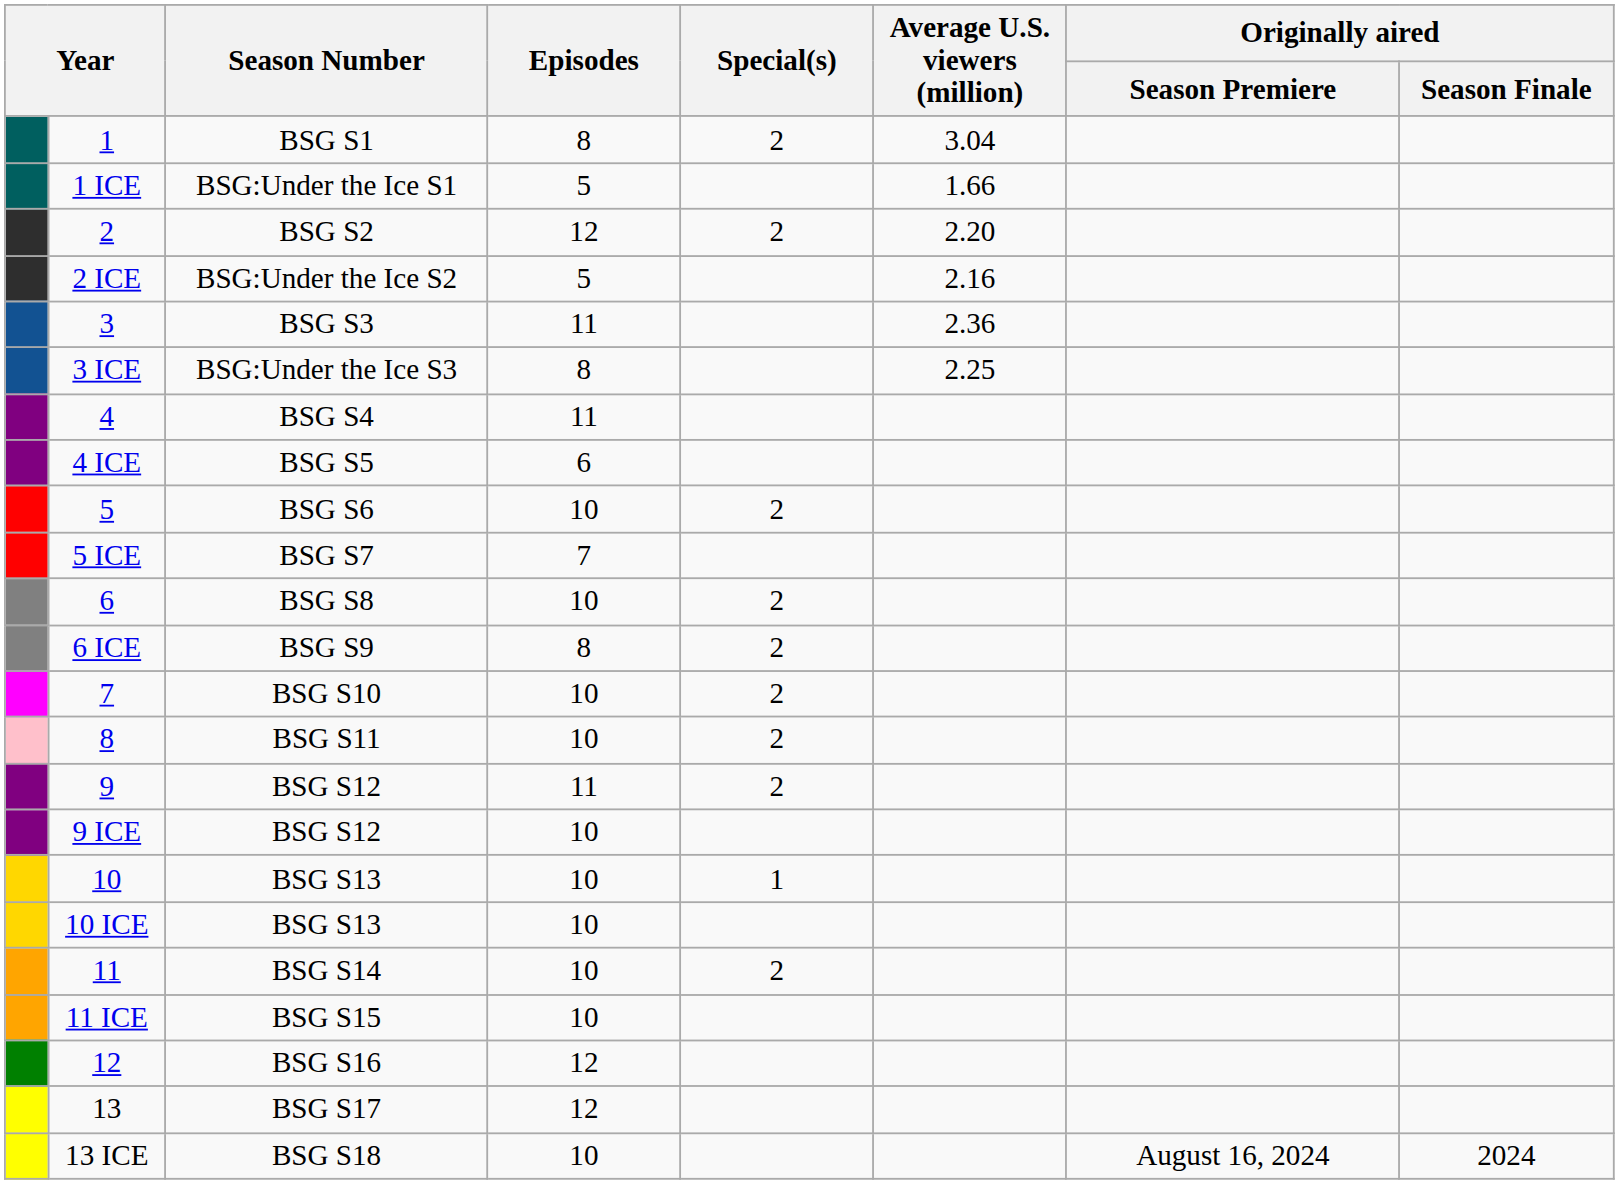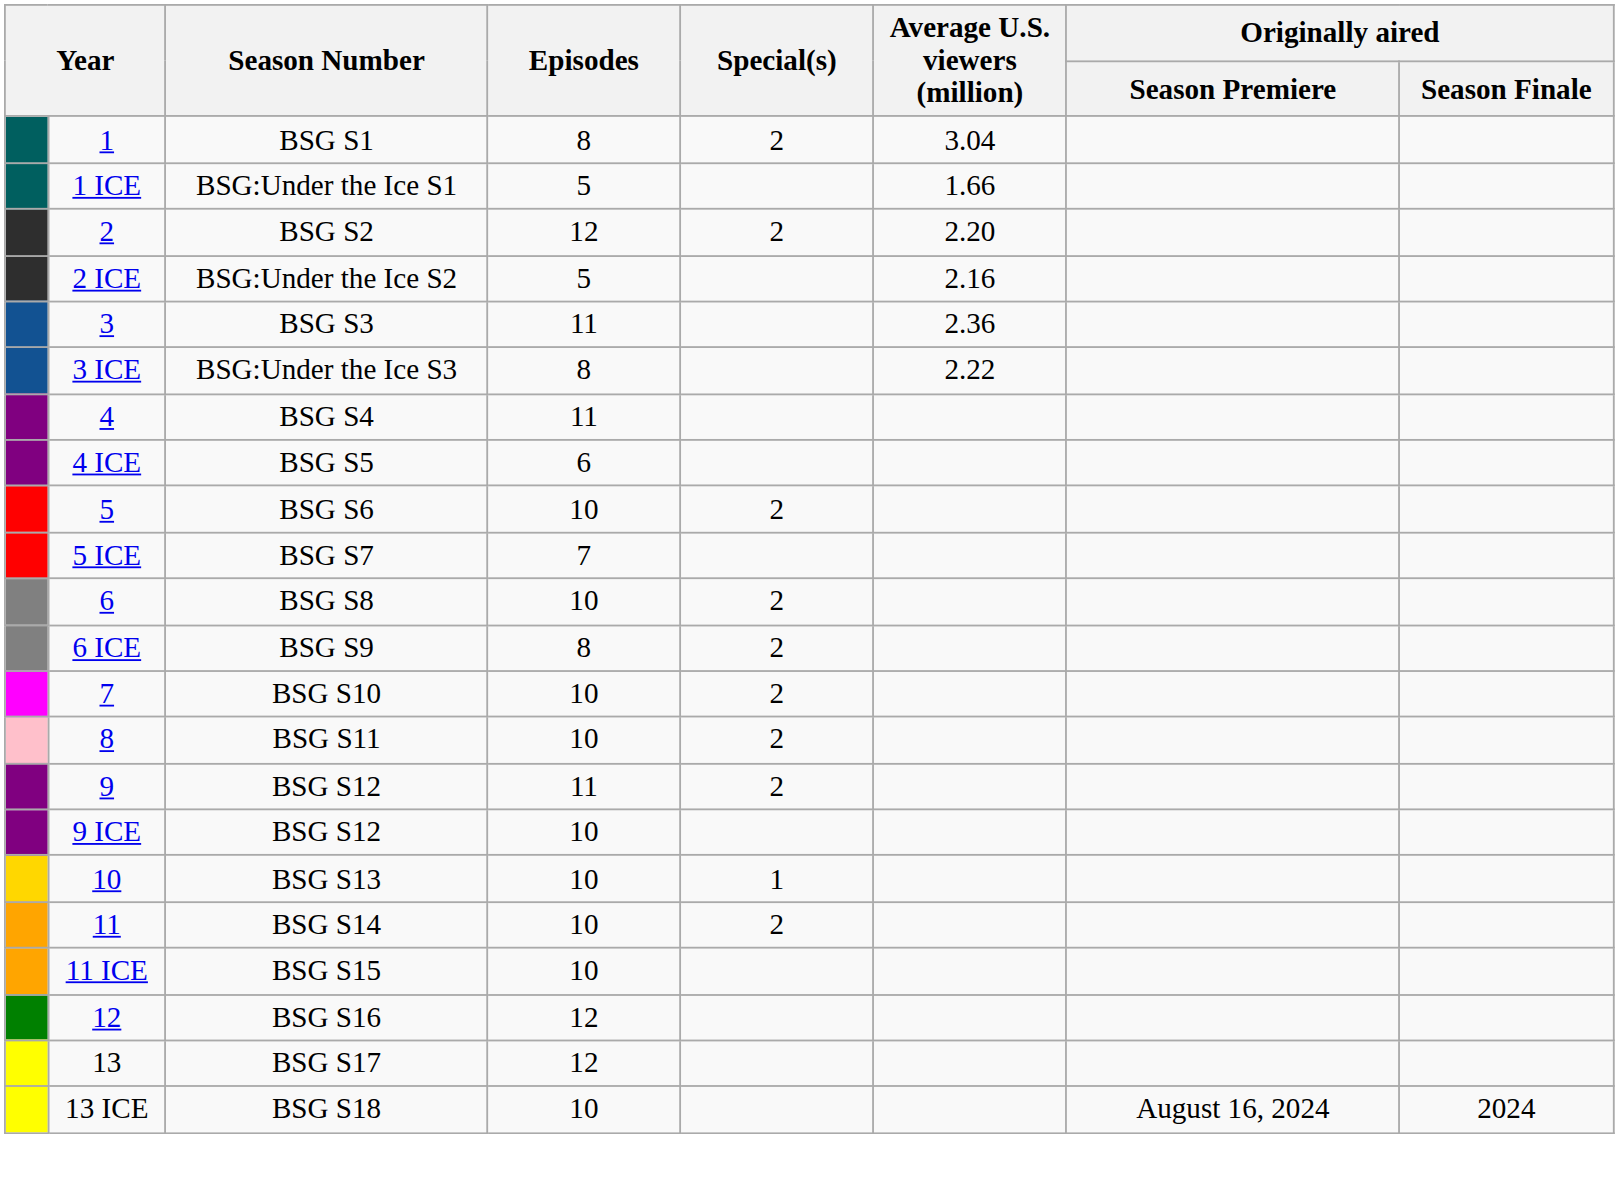(970, 370) 2.25 -> (970, 370) 2.22
- row: (107, 924)
